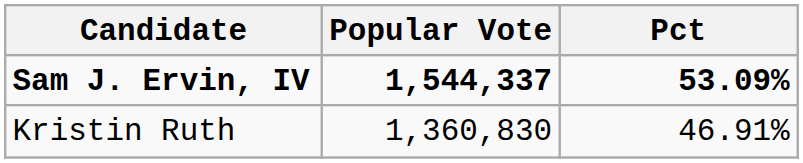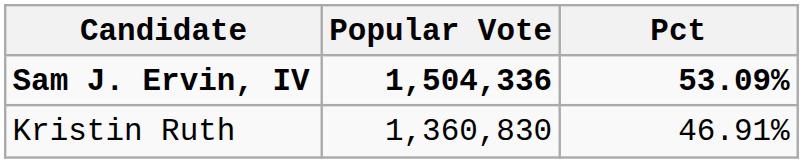(469, 81) 1,544,337 -> (469, 81) 1,504,336
